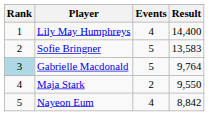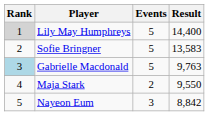(19, 31) no background -> (19, 31) lightgrey background
(151, 31) 4 -> (151, 31) 5
(189, 66) 9,764 -> (189, 66) 9,763
(151, 102) 4 -> (151, 102) 3
